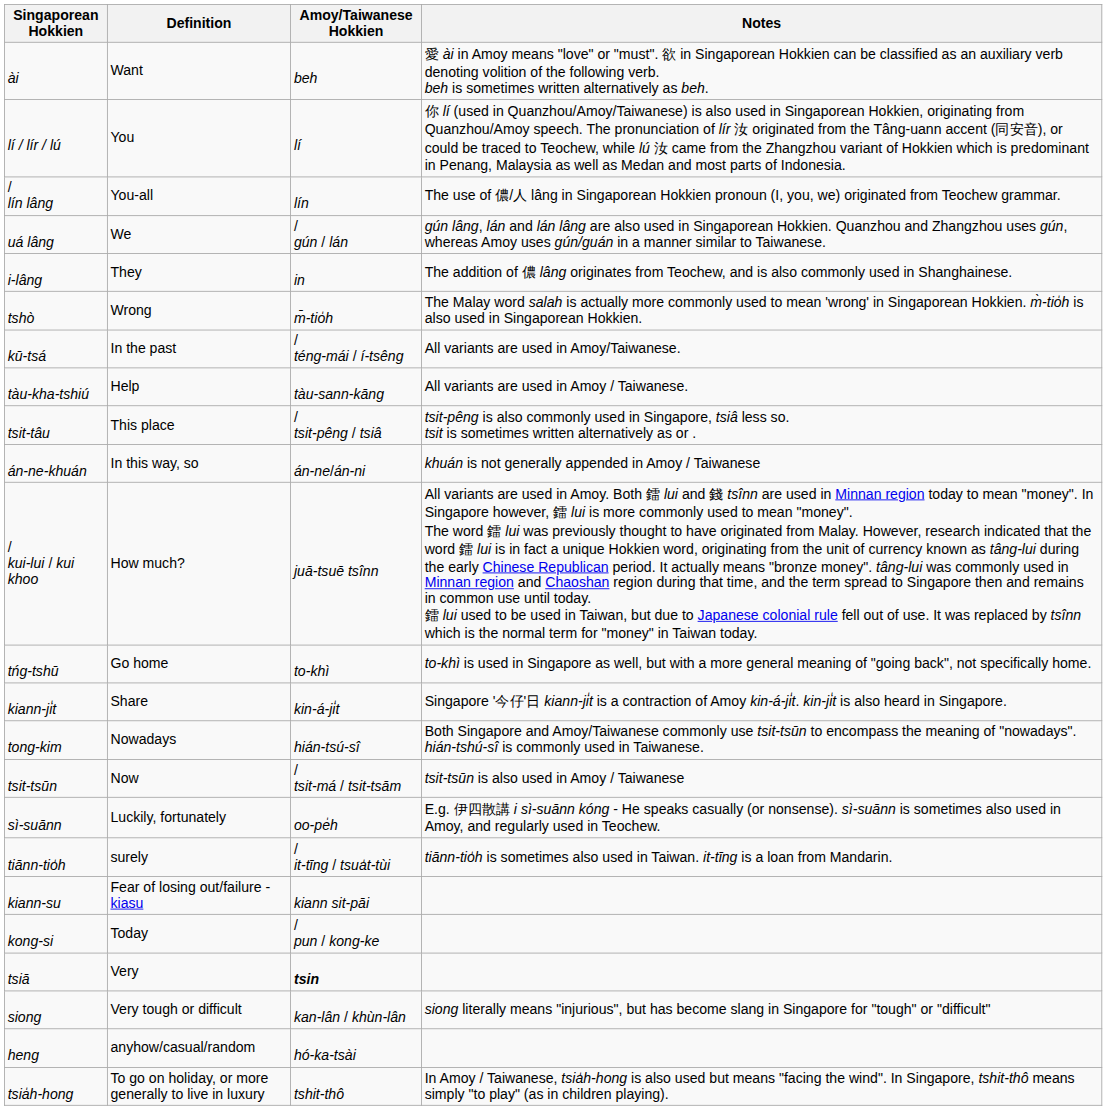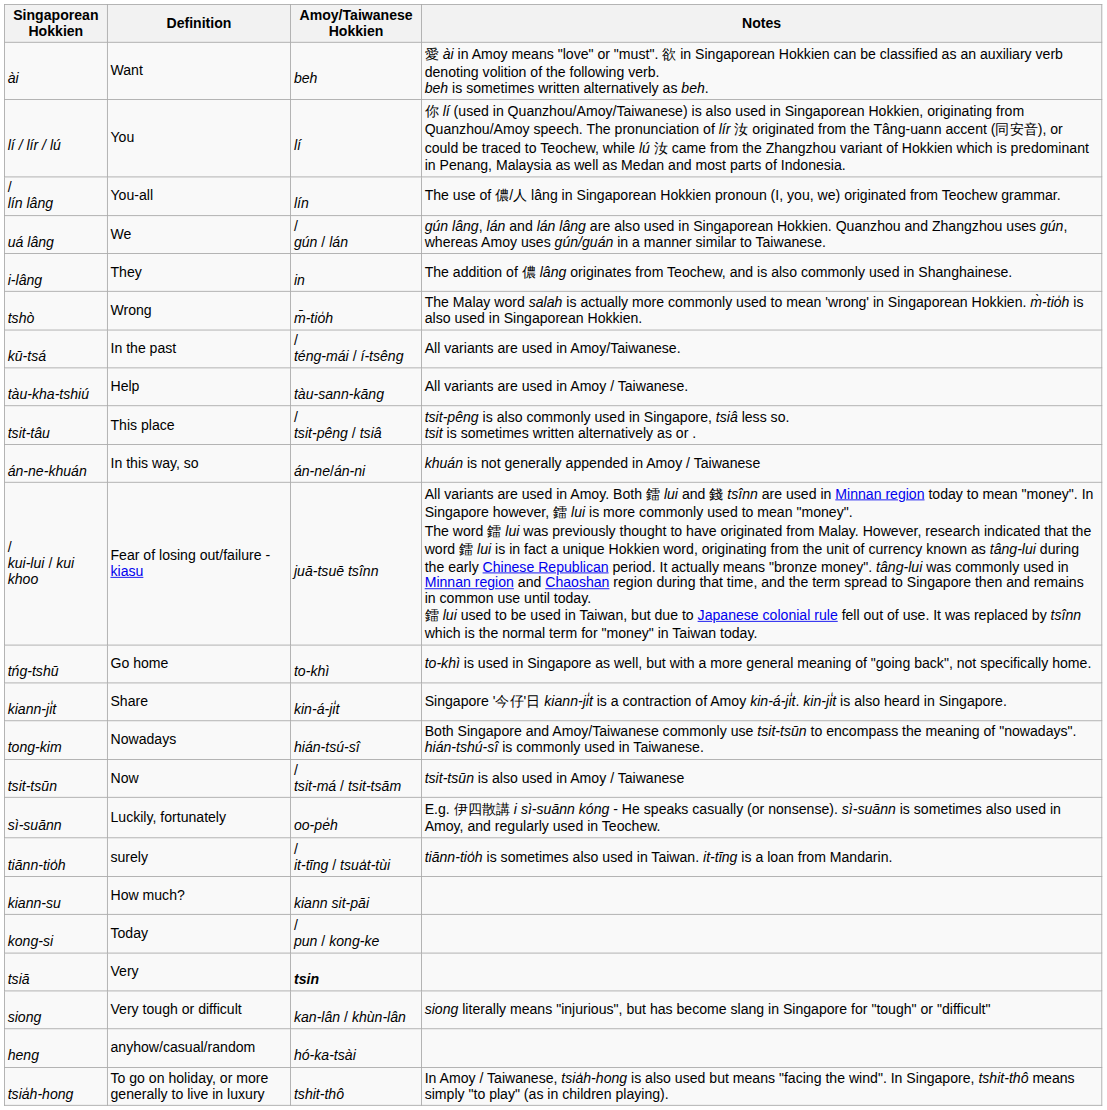(148, 563) How much? -> (190, 563) Fear of losing out/failure - kiasu
(190, 895) Fear of losing out/failure - kiasu -> (148, 895) How much?
